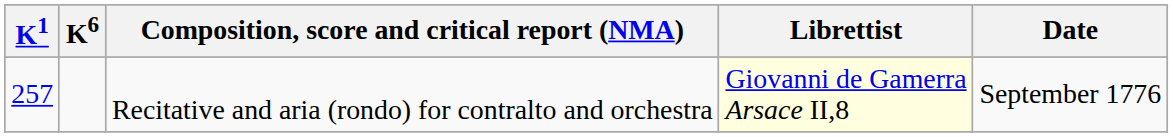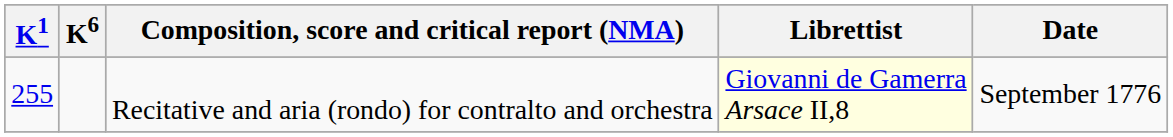(32, 93) 257 -> (32, 93) 255
